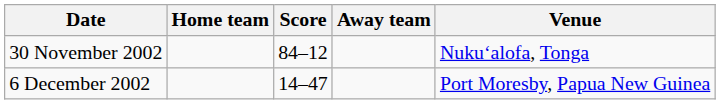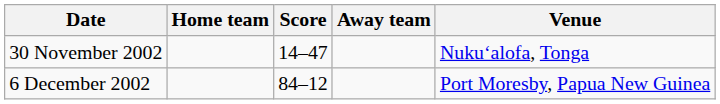(303, 51) 84–12 -> (303, 51) 14–47
(303, 83) 14–47 -> (303, 83) 84–12
